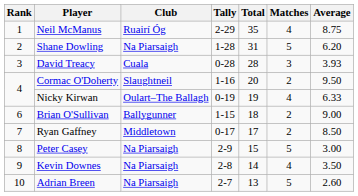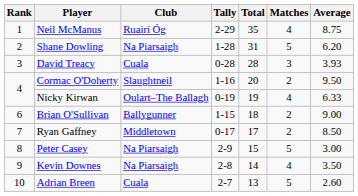(151, 183) Na Piarsaigh -> (136, 183) Cuala
